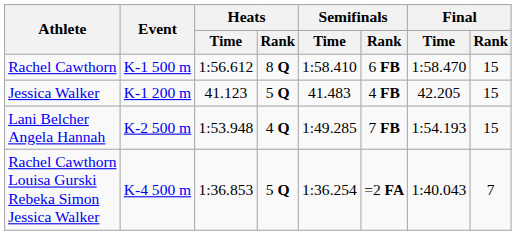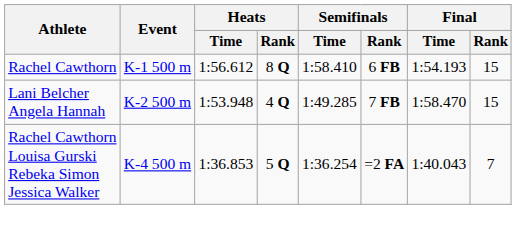(439, 67) 1:58.470 -> (439, 67) 1:54.193
- row: (54, 93)
(439, 128) 1:54.193 -> (439, 102) 1:58.470
